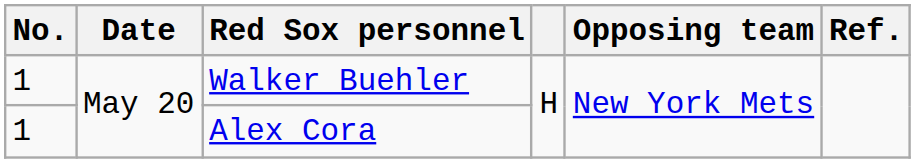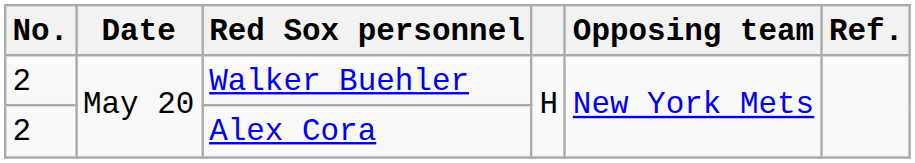(22, 81) 1 -> (22, 81) 2
(22, 131) 1 -> (22, 131) 2
